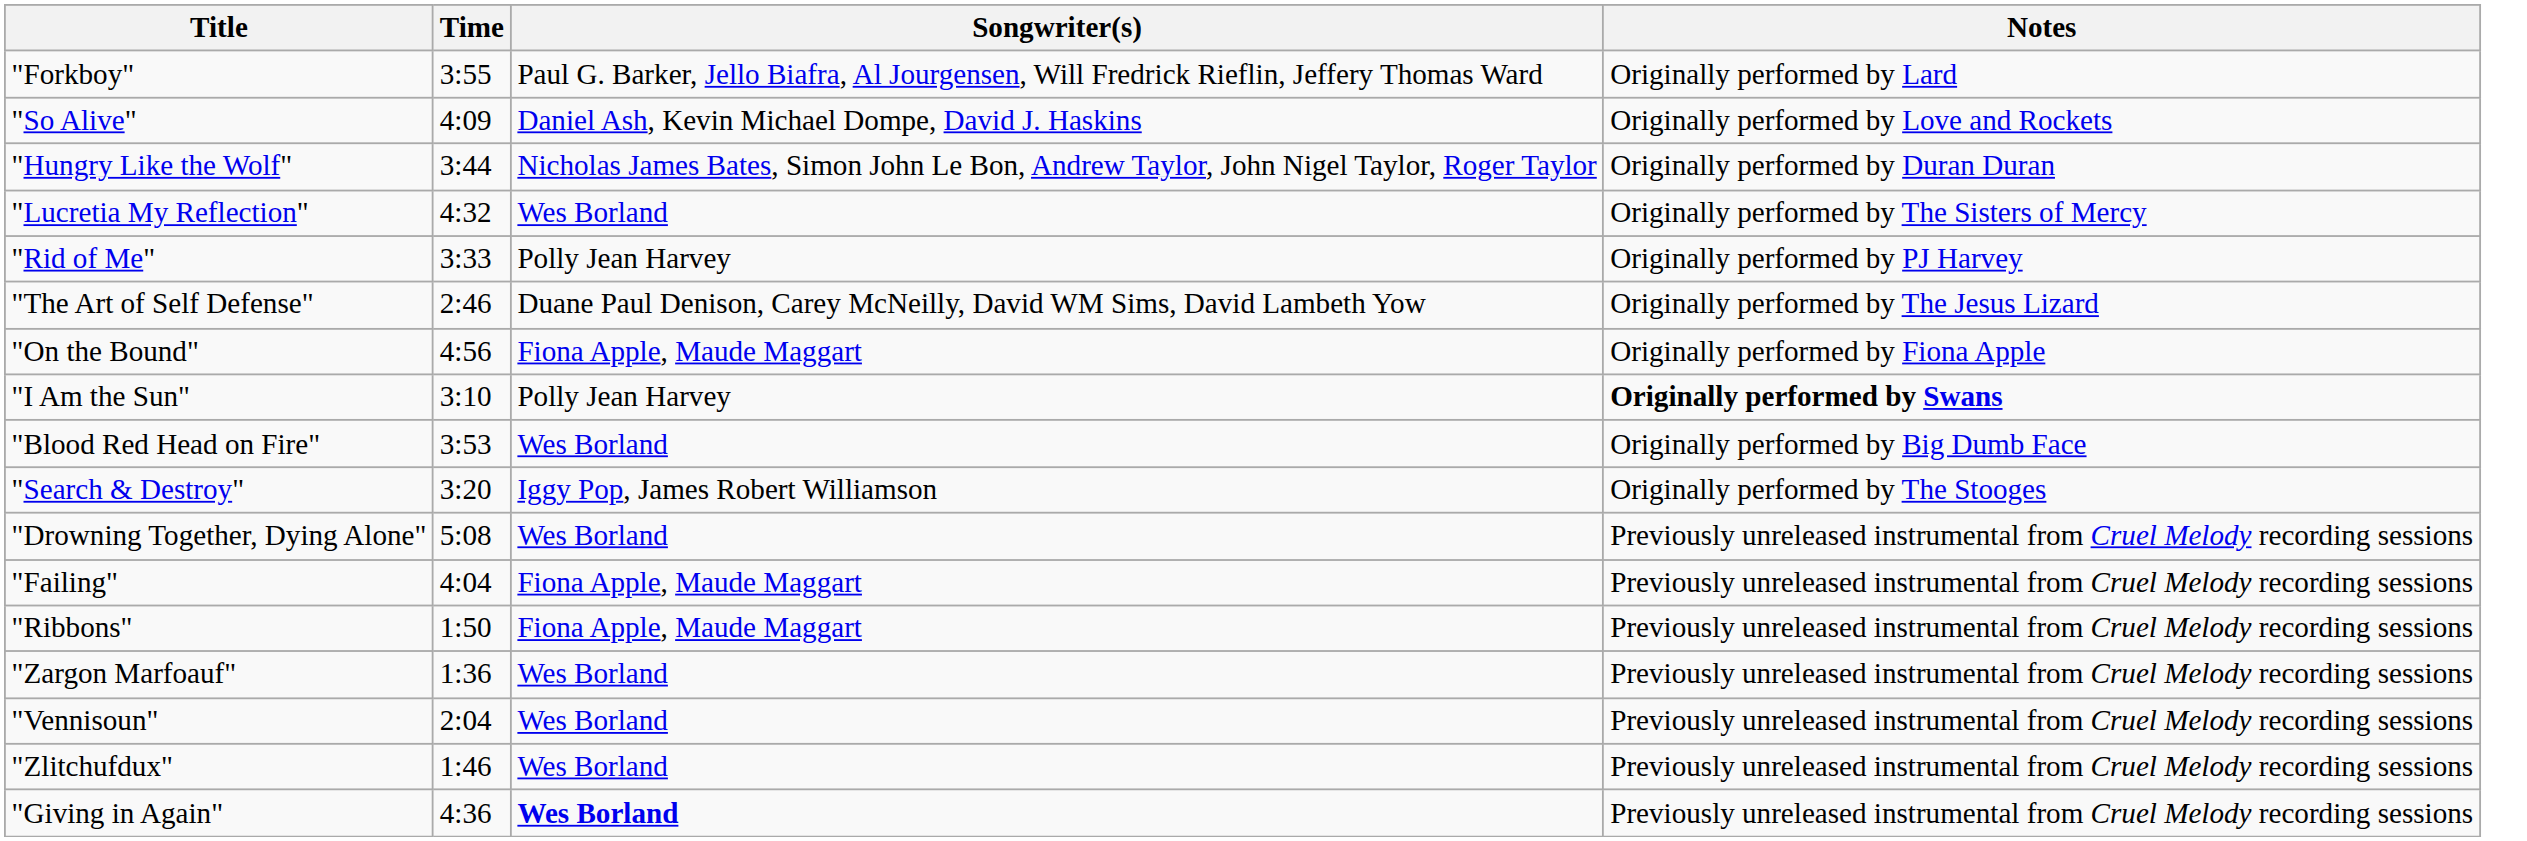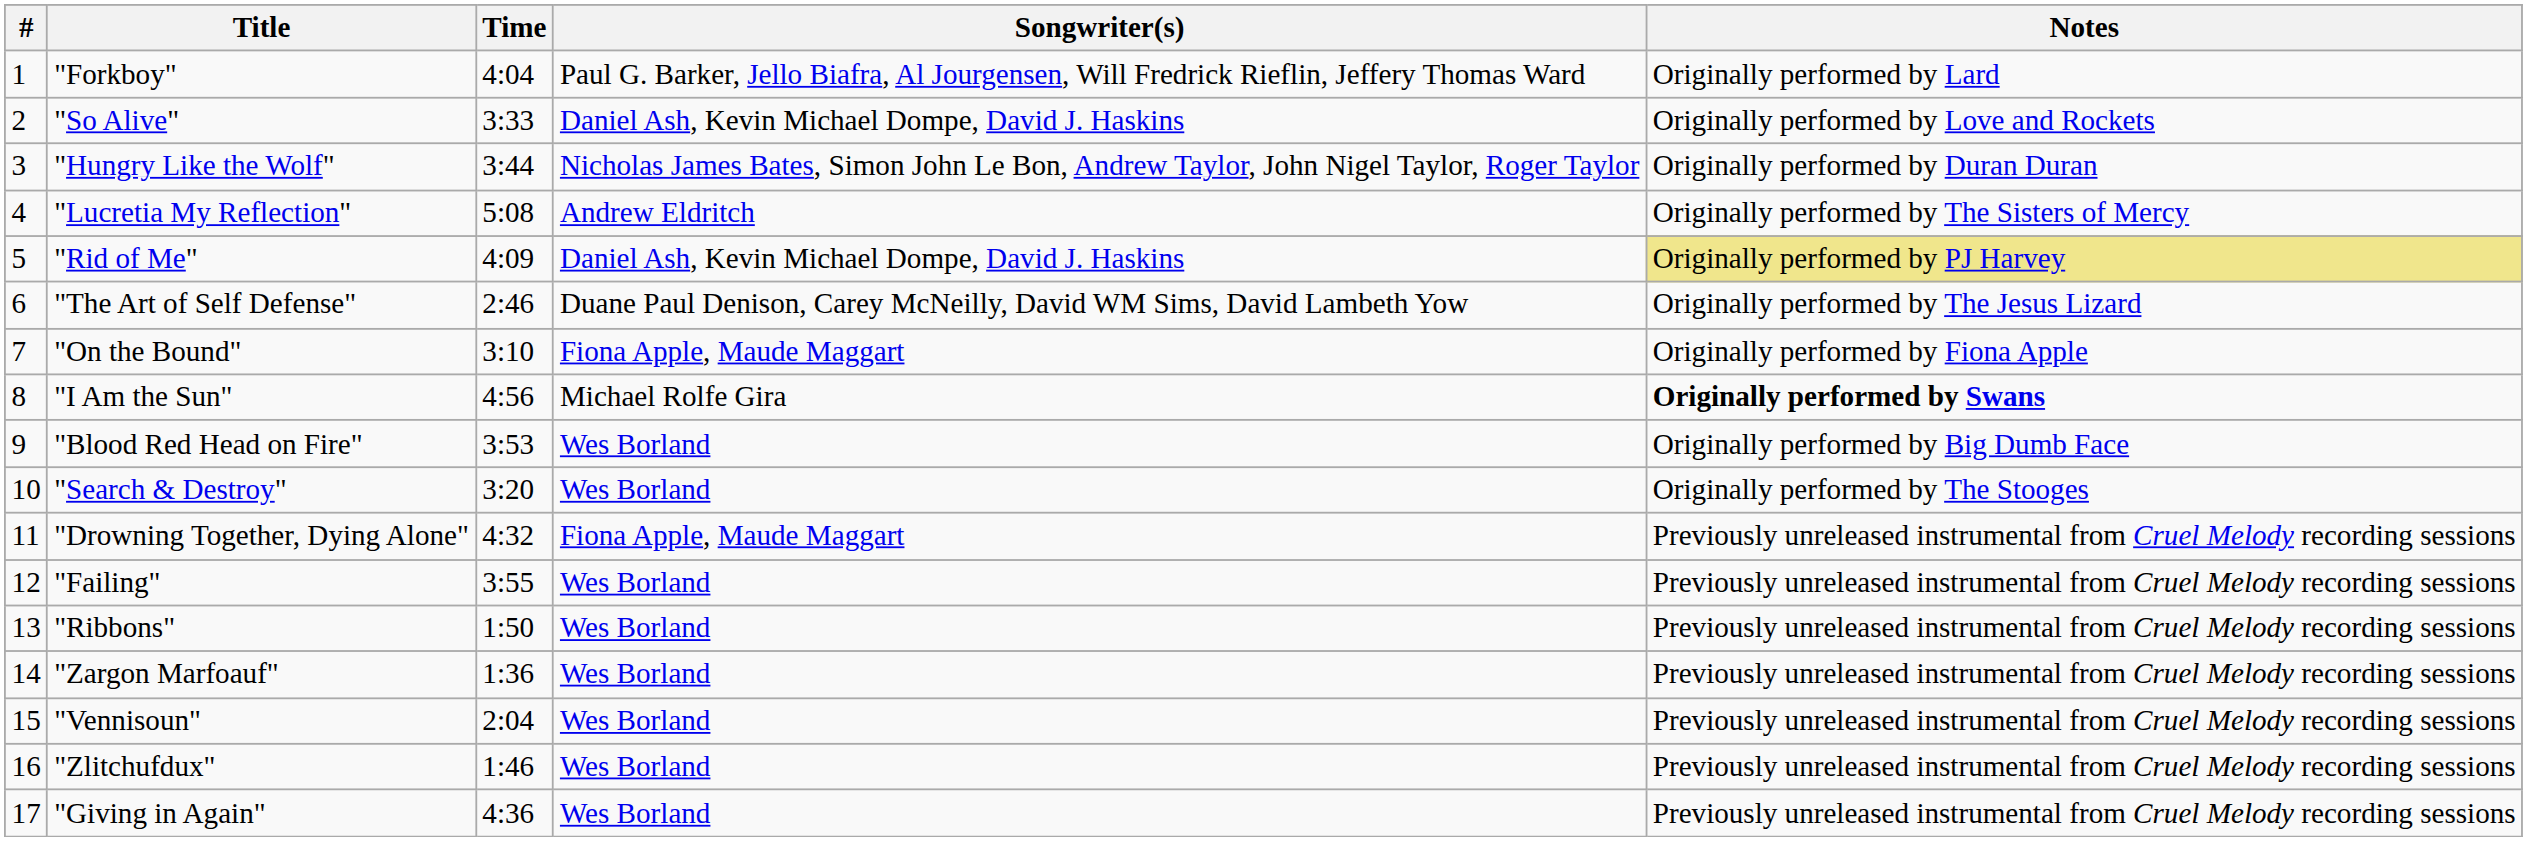+ column: (26, 27)
(466, 73) 3:55 -> (508, 73) 4:04
(466, 119) 4:09 -> (508, 119) 3:33
(466, 212) 4:32 -> (508, 212) 5:08
(593, 212) Wes Borland -> (657, 212) Andrew Eldritch
(466, 258) 3:33 -> (508, 258) 4:09
(624, 258) Polly Jean Harvey -> (872, 258) Daniel Ash, Kevin Michael Dompe, David J. Haskins
(1816, 258) no background -> (1859, 258) khaki background
(466, 350) 4:56 -> (508, 350) 3:10
(466, 397) 3:10 -> (508, 397) 4:56
(624, 397) Polly Jean Harvey -> (673, 397) Michael Rolfe Gira
(727, 489) Iggy Pop, James Robert Williamson -> (635, 489) Wes Borland
(466, 535) 5:08 -> (508, 535) 4:32
(593, 535) Wes Borland -> (732, 535) Fiona Apple, Maude Maggart
(466, 581) 4:04 -> (508, 581) 3:55
(690, 581) Fiona Apple, Maude Maggart -> (635, 581) Wes Borland
(690, 627) Fiona Apple, Maude Maggart -> (635, 627) Wes Borland
(598, 812) bold -> (635, 812) normal
